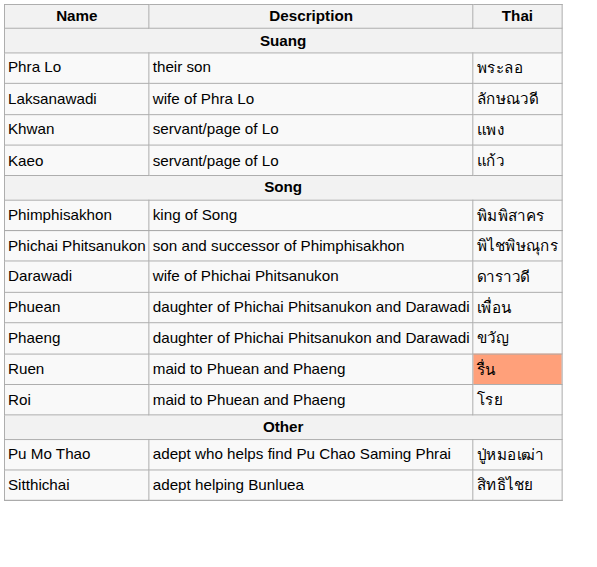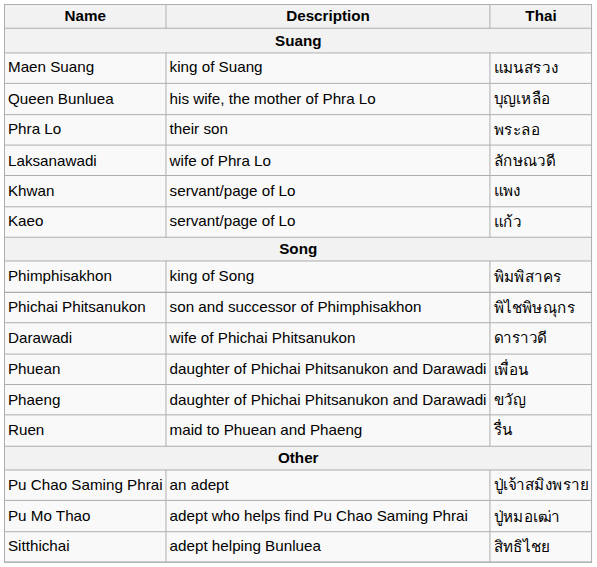+ row: (51, 68)
+ row: (61, 98)
(486, 369) lightsalmon background -> (503, 430) no background
- row: (19, 399)
+ row: (85, 485)
